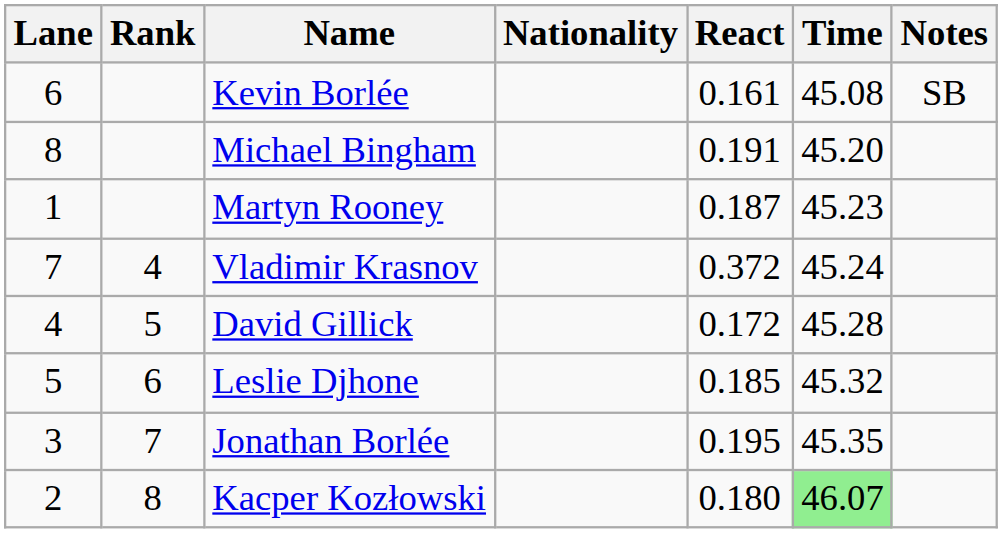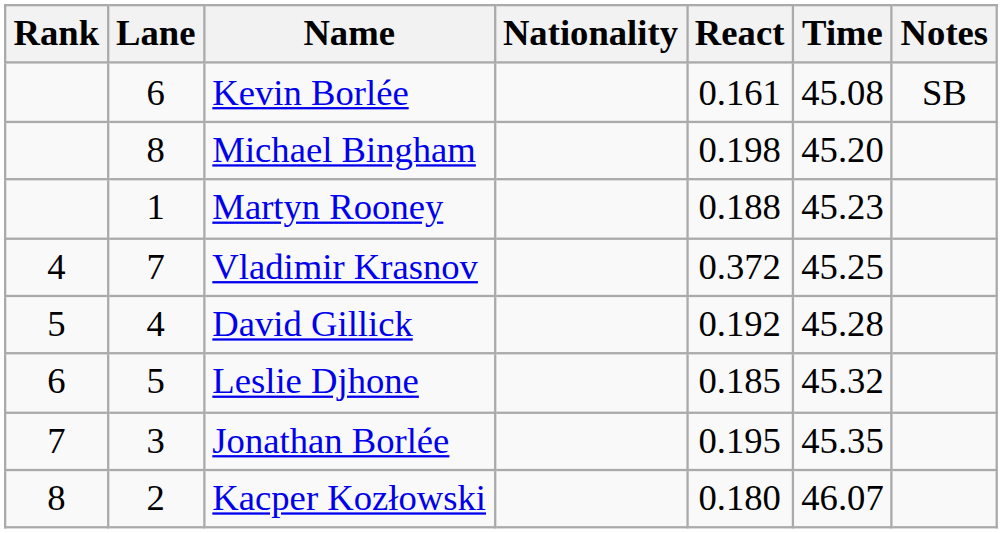columns swapped: (153, 33) <-> (53, 33)
(740, 149) 0.191 -> (740, 149) 0.198
(740, 207) 0.187 -> (740, 207) 0.188
(842, 265) 45.24 -> (842, 265) 45.25
(740, 324) 0.172 -> (740, 324) 0.192
(842, 498) lightgreen background -> (842, 498) no background
